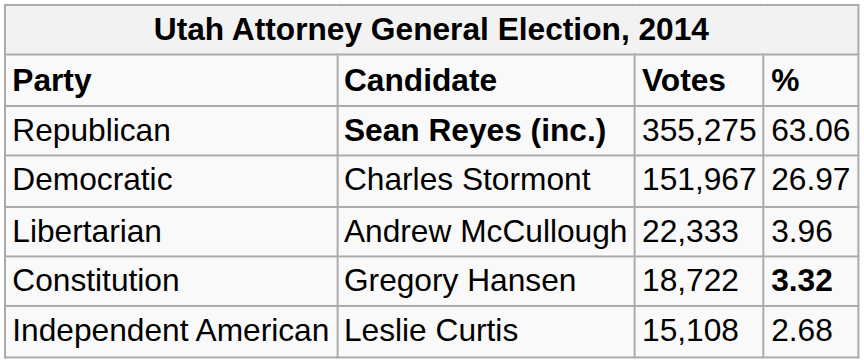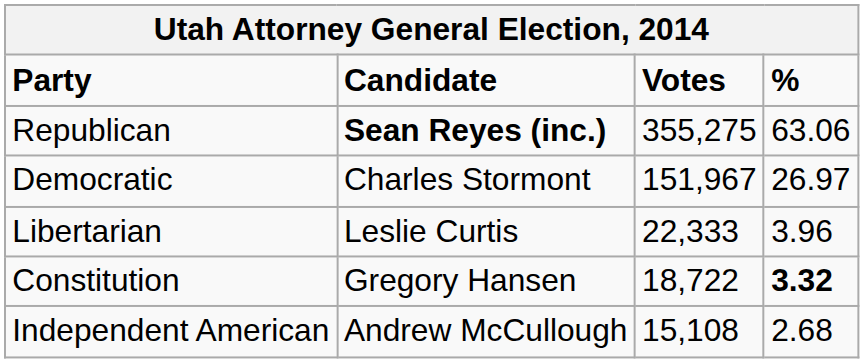(486, 230) Andrew McCullough -> (431, 230) Leslie Curtis
(431, 331) Leslie Curtis -> (486, 331) Andrew McCullough
